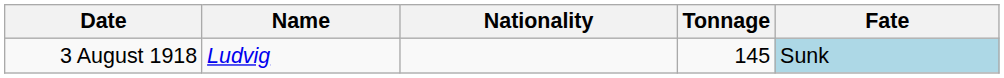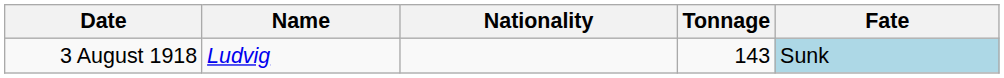(752, 55) 145 -> (752, 55) 143
